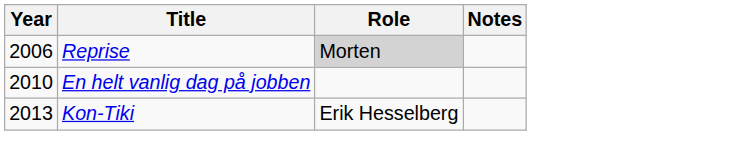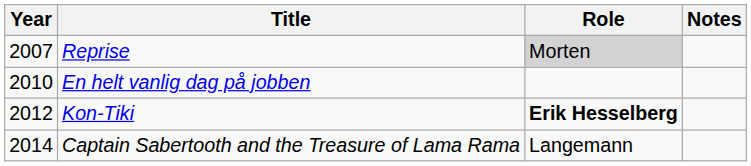(31, 51) 2006 -> (31, 51) 2007
(31, 113) 2013 -> (31, 113) 2012
(389, 113) normal -> (603, 113) bold
+ row: (291, 144)
